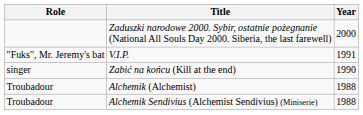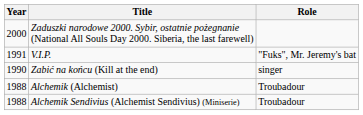columns swapped: (346, 12) <-> (55, 12)
